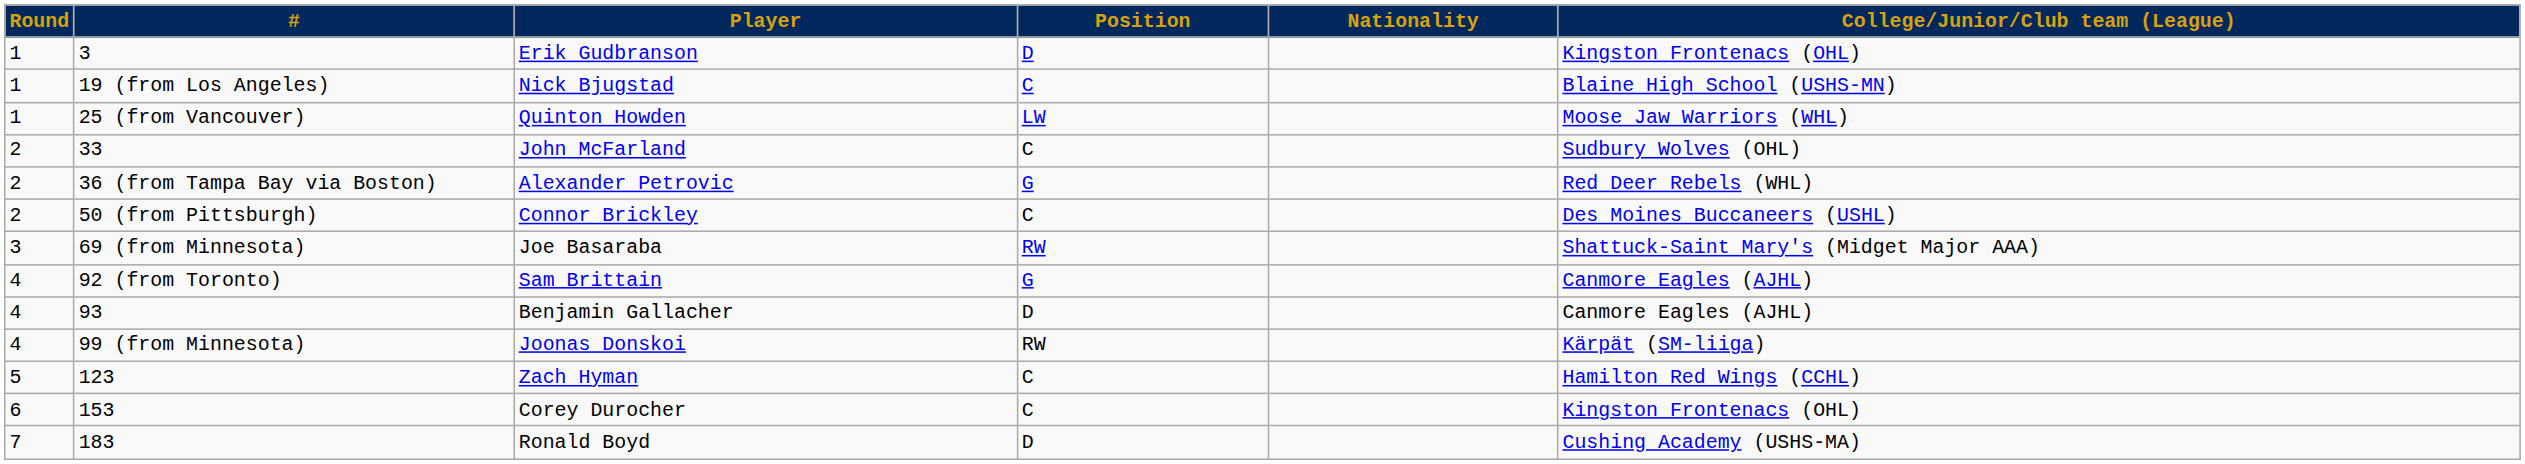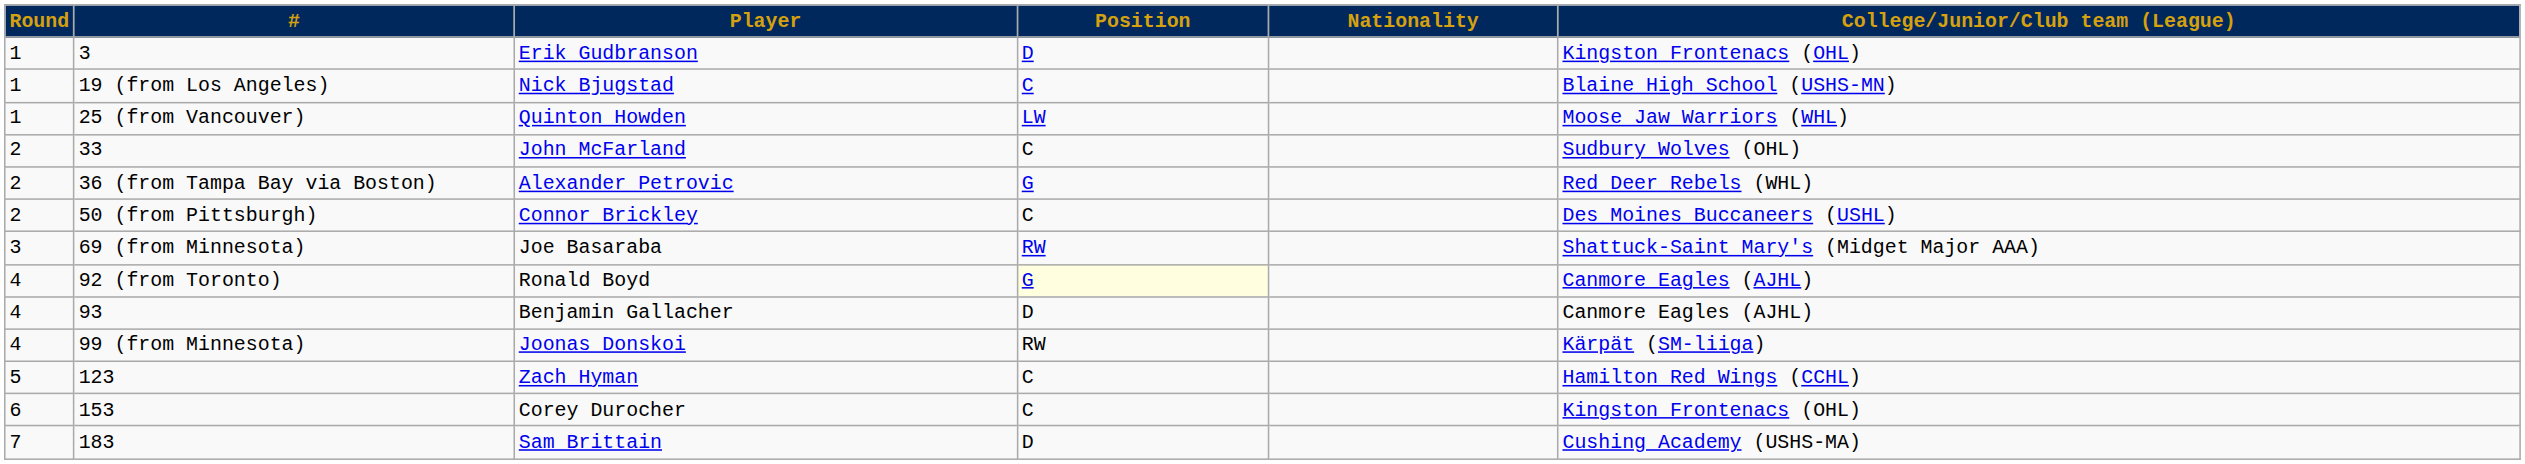(590, 280) Sam Brittain -> (584, 280) Ronald Boyd
(1028, 280) no background -> (1028, 280) lightyellow background
(584, 442) Ronald Boyd -> (590, 442) Sam Brittain
